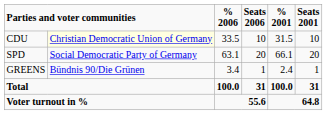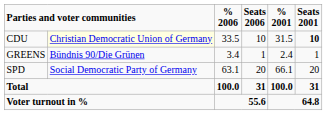(314, 39) normal -> (314, 39) bold
rows swapped: (16, 54) <-> (26, 70)
